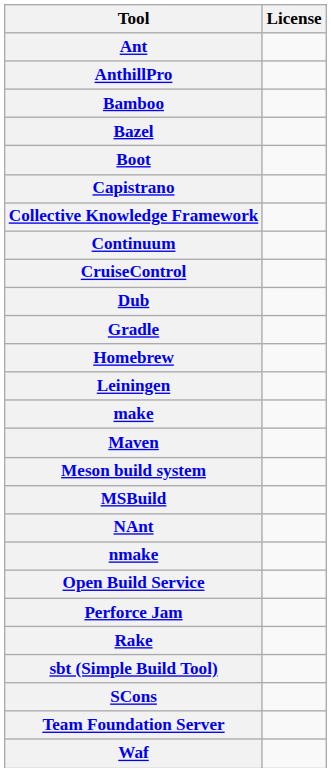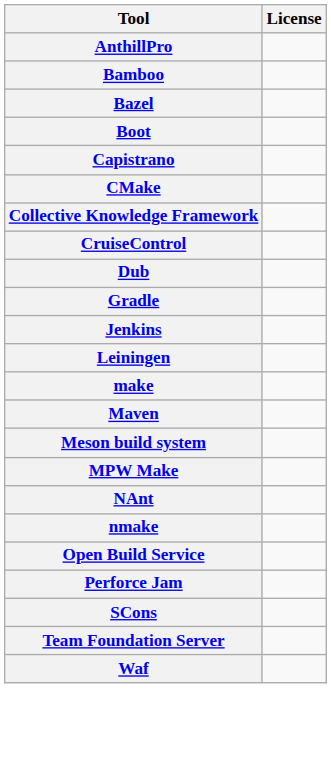- row: (134, 46)
+ row: (134, 188)
- row: (134, 244)
+ row: (134, 329)
- row: (134, 357)
+ row: (134, 470)
- row: (134, 498)
- row: (134, 640)
- row: (134, 668)
